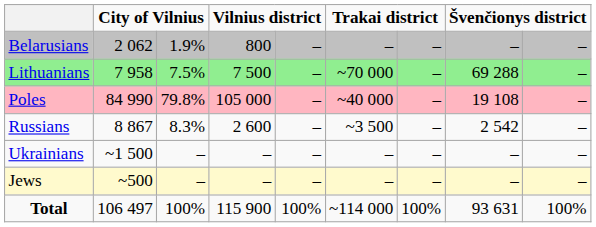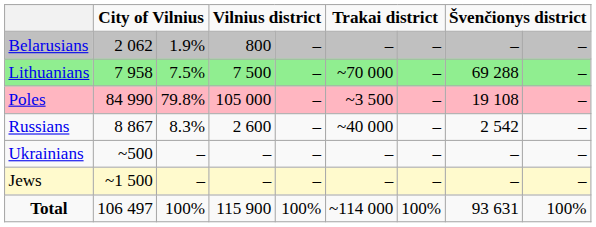(365, 99) ~40 000 -> (369, 99) ~3 500
(369, 126) ~3 500 -> (365, 126) ~40 000
(129, 153) ~1 500 -> (135, 153) ~500
(135, 180) ~500 -> (129, 180) ~1 500
